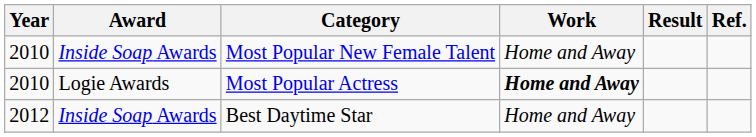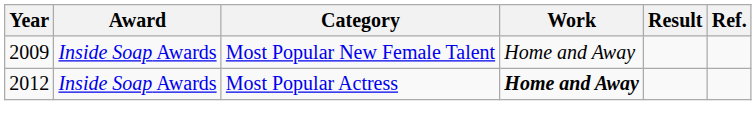(29, 52) 2010 -> (29, 52) 2009
(29, 83) 2010 -> (29, 83) 2012
(114, 83) Logie Awards -> (138, 83) Inside Soap Awards
- row: (299, 115)
